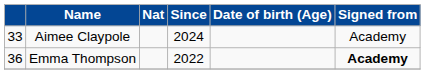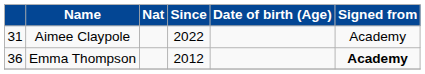(15, 36) 33 -> (15, 36) 31
(189, 36) 2024 -> (189, 36) 2022
(189, 58) 2022 -> (189, 58) 2012
